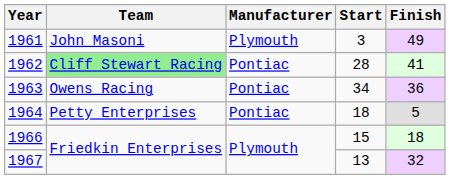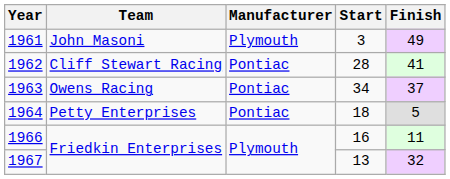(136, 65) lightgreen background -> (136, 65) no background
(416, 89) 36 -> (416, 89) 37
(361, 137) 15 -> (361, 137) 16
(416, 137) 18 -> (416, 137) 11
